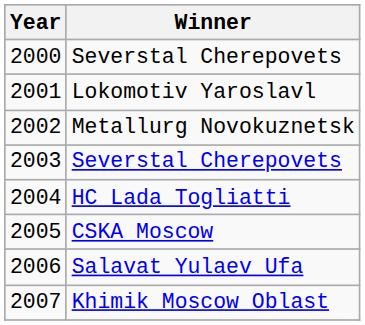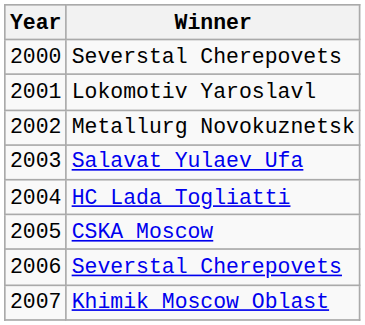(207, 162) Severstal Cherepovets -> (188, 162) Salavat Yulaev Ufa
(188, 267) Salavat Yulaev Ufa -> (207, 267) Severstal Cherepovets
